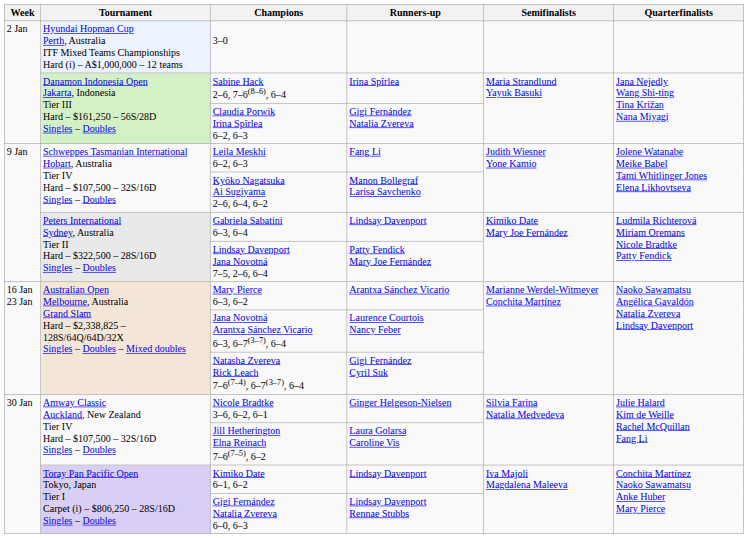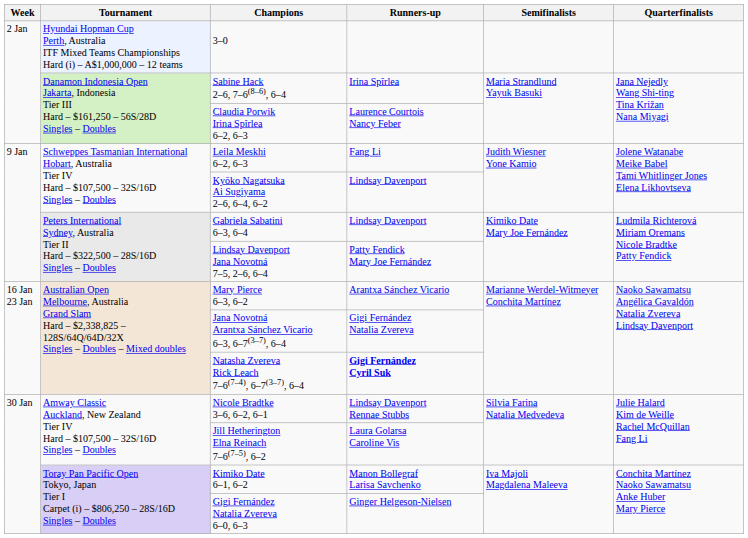(381, 118) Gigi Fernández Natalia Zvereva -> (386, 118) Laurence Courtois Nancy Feber
(385, 186) Manon Bollegraf Larisa Savchenko -> (388, 180) Lindsay Davenport
(386, 324) Laurence Courtois Nancy Feber -> (381, 324) Gigi Fernández Natalia Zvereva
(380, 366) normal -> (383, 366) bold
(400, 402) Ginger Helgeson-Nielsen -> (388, 408) Lindsay Davenport Rennae Stubbs
(388, 473) Lindsay Davenport -> (385, 479) Manon Bollegraf Larisa Savchenko
(388, 508) Lindsay Davenport Rennae Stubbs -> (400, 502) Ginger Helgeson-Nielsen
